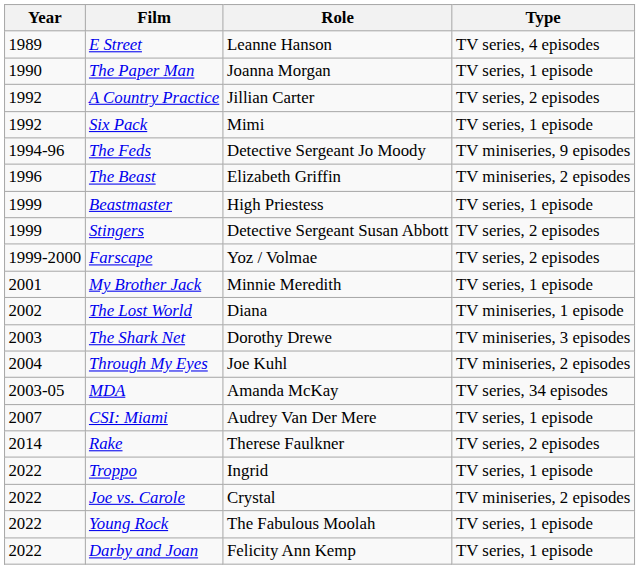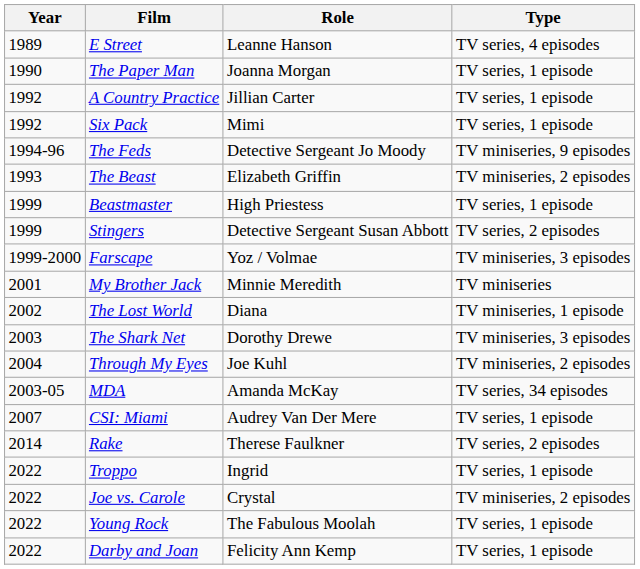(528, 97) TV series, 2 episodes -> (525, 97) TV series, 1 episode
(25, 177) 1996 -> (25, 177) 1993
(528, 257) TV series, 2 episodes -> (543, 257) TV miniseries, 3 episodes
(525, 284) TV series, 1 episode -> (504, 284) TV miniseries
